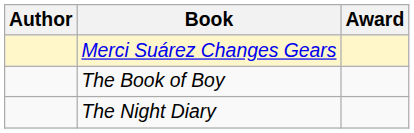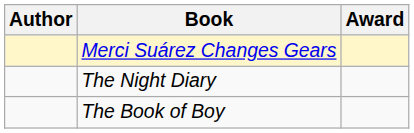rows swapped: (149, 111) <-> (153, 81)
